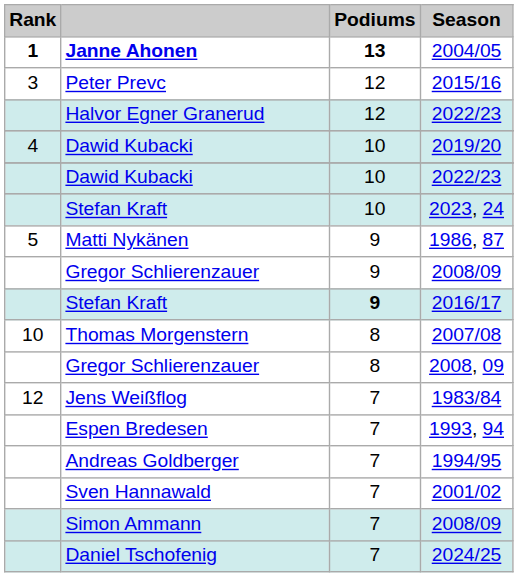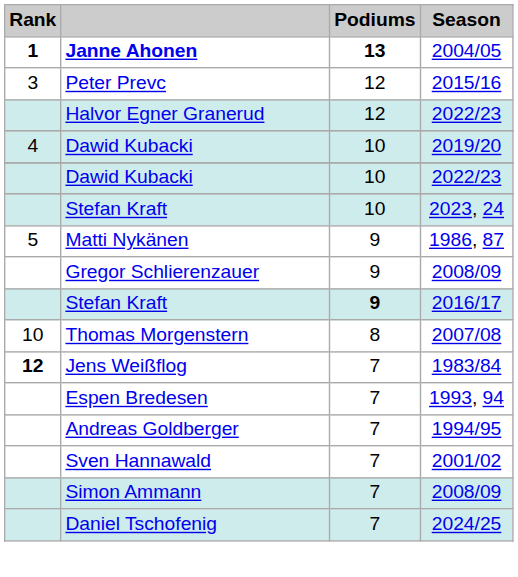- row: (162, 366)
(33, 398) normal -> (33, 366) bold
